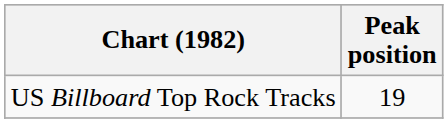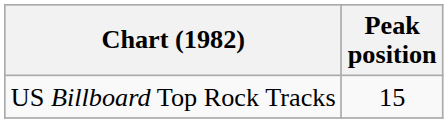(392, 96) 19 -> (392, 96) 15
